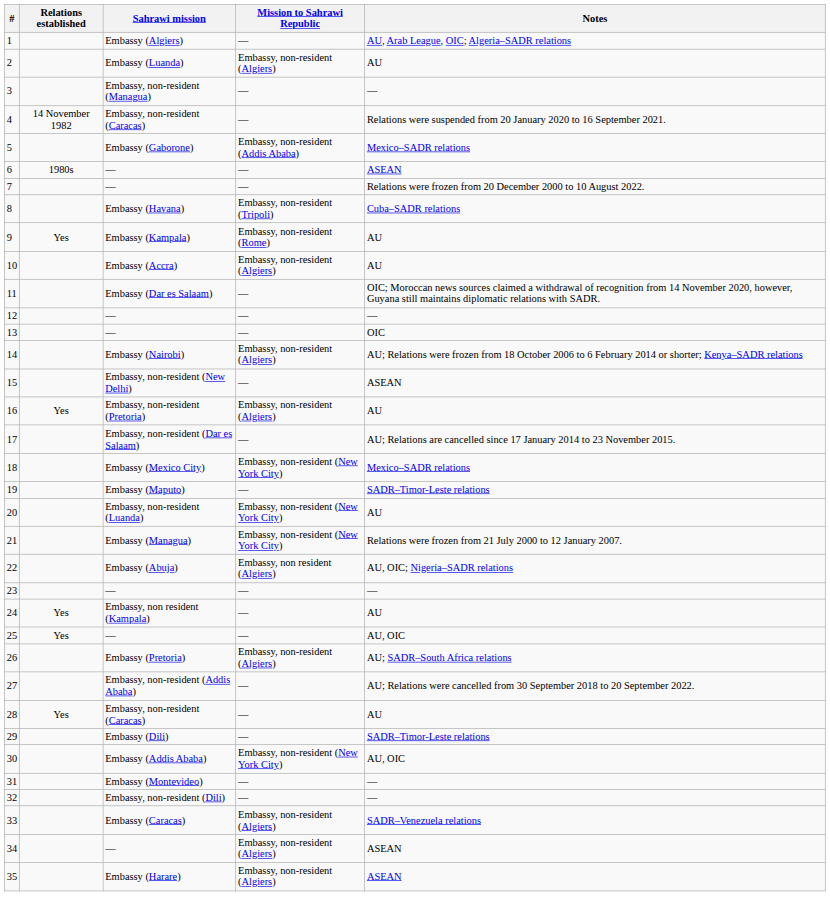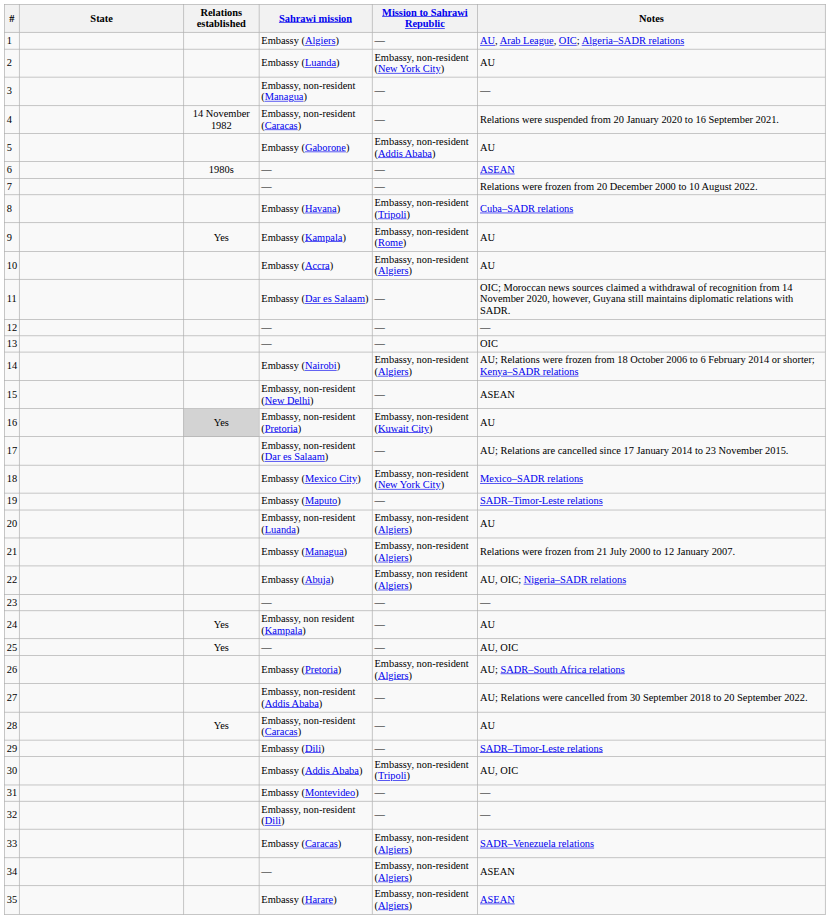+ column: (102, 18)
(285, 63) Embassy, non-resident (Algiers) -> (422, 63) Embassy, non-resident (New York City)
(418, 147) Mexico–SADR relations -> (488, 147) AU
(61, 411) no background -> (221, 422) lightgrey background
(285, 411) Embassy, non-resident (Algiers) -> (422, 422) Embassy, non-resident (Kuwait City)
(298, 512) Embassy, non-resident (New York City) -> (422, 523) Embassy, non-resident (Algiers)
(298, 540) Embassy, non-resident (New York City) -> (422, 552) Embassy, non-resident (Algiers)
(298, 759) Embassy, non-resident (New York City) -> (422, 770) Embassy, non-resident (Tripoli)
